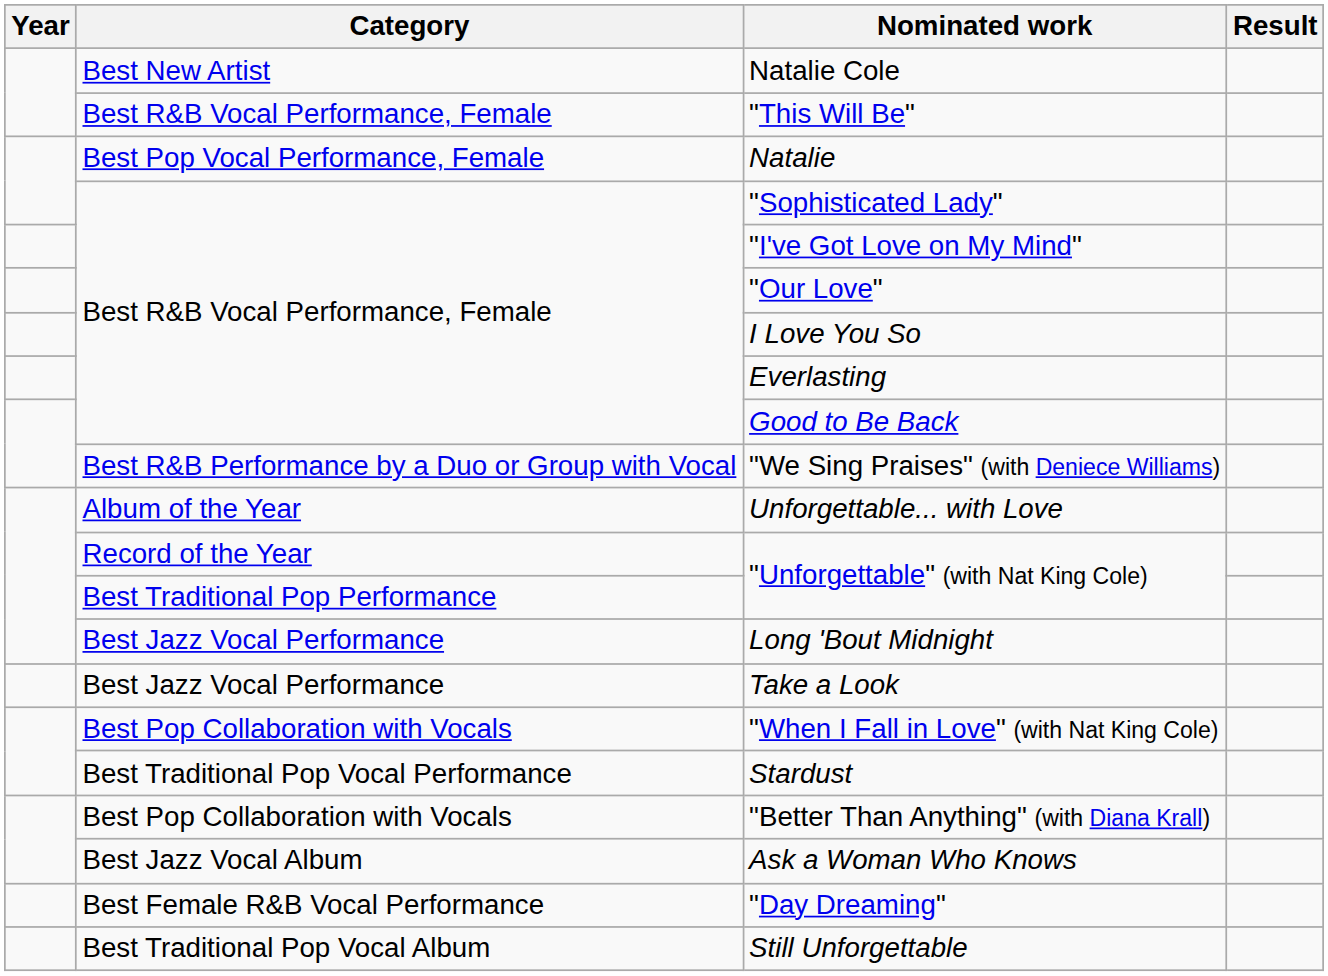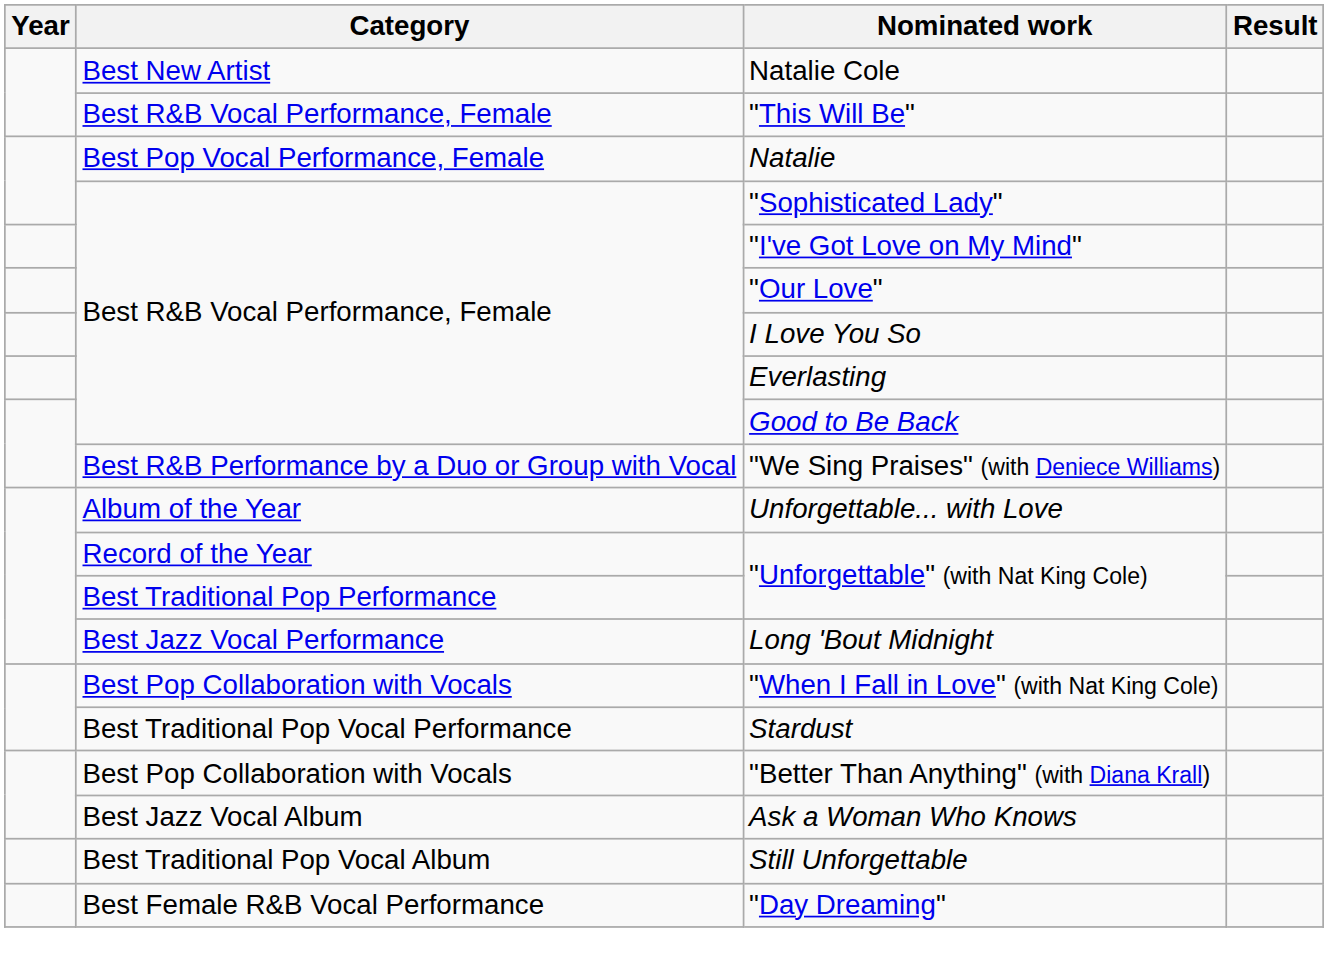- row: (263, 684)
rows swapped: (313, 904) <-> (286, 948)
